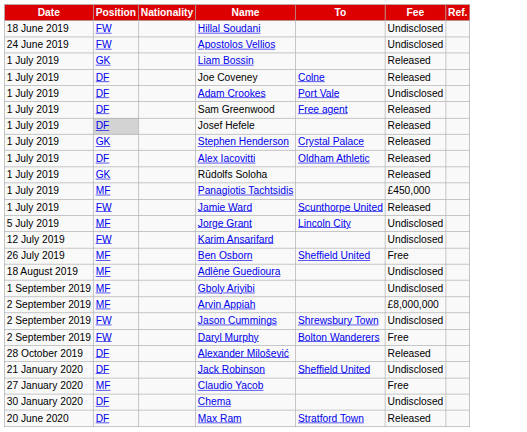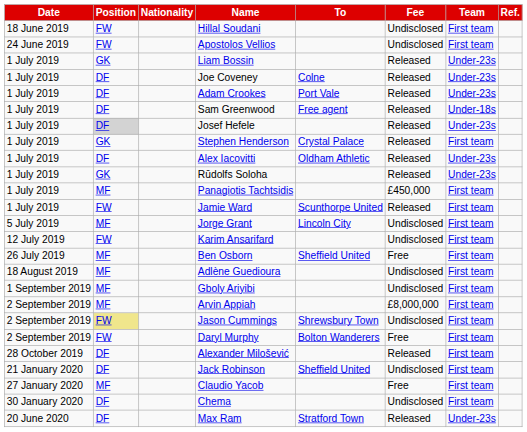+ column: (472, 12)
(415, 93) Undisclosed -> (409, 93) Released
(104, 321) no background -> (104, 321) khaki background
